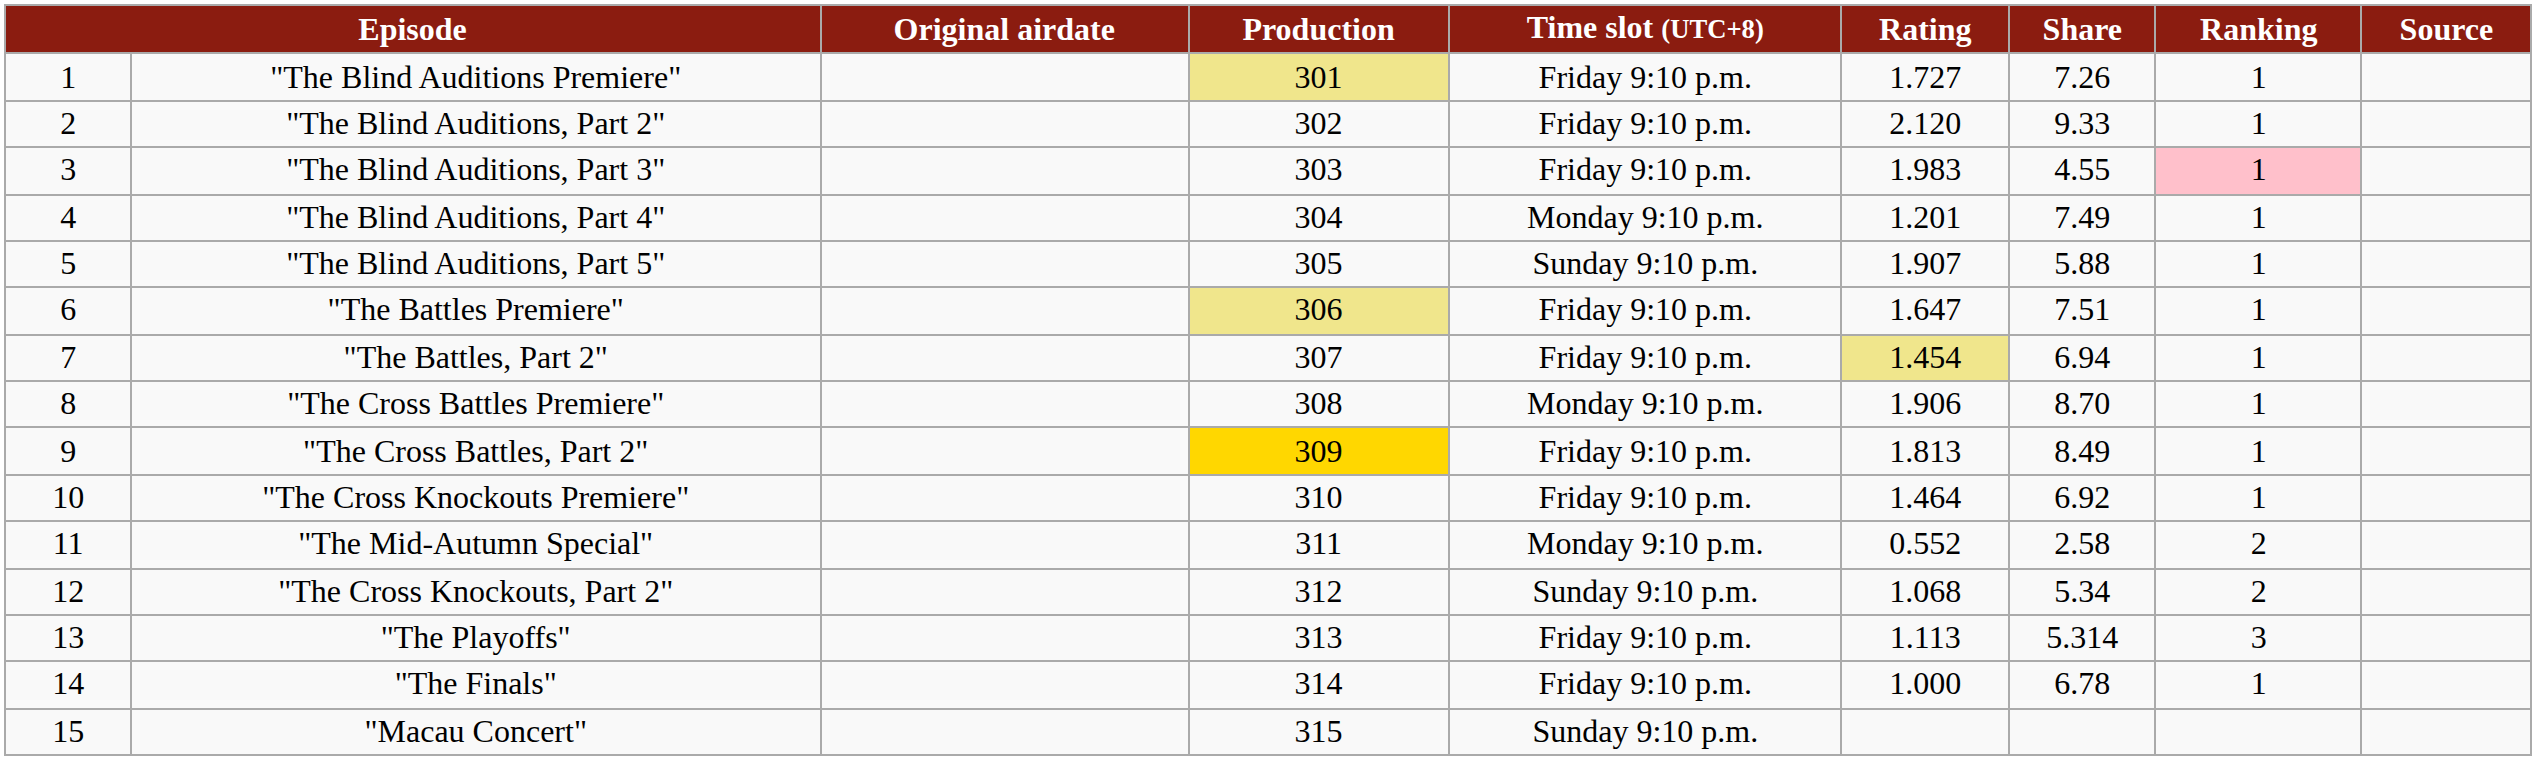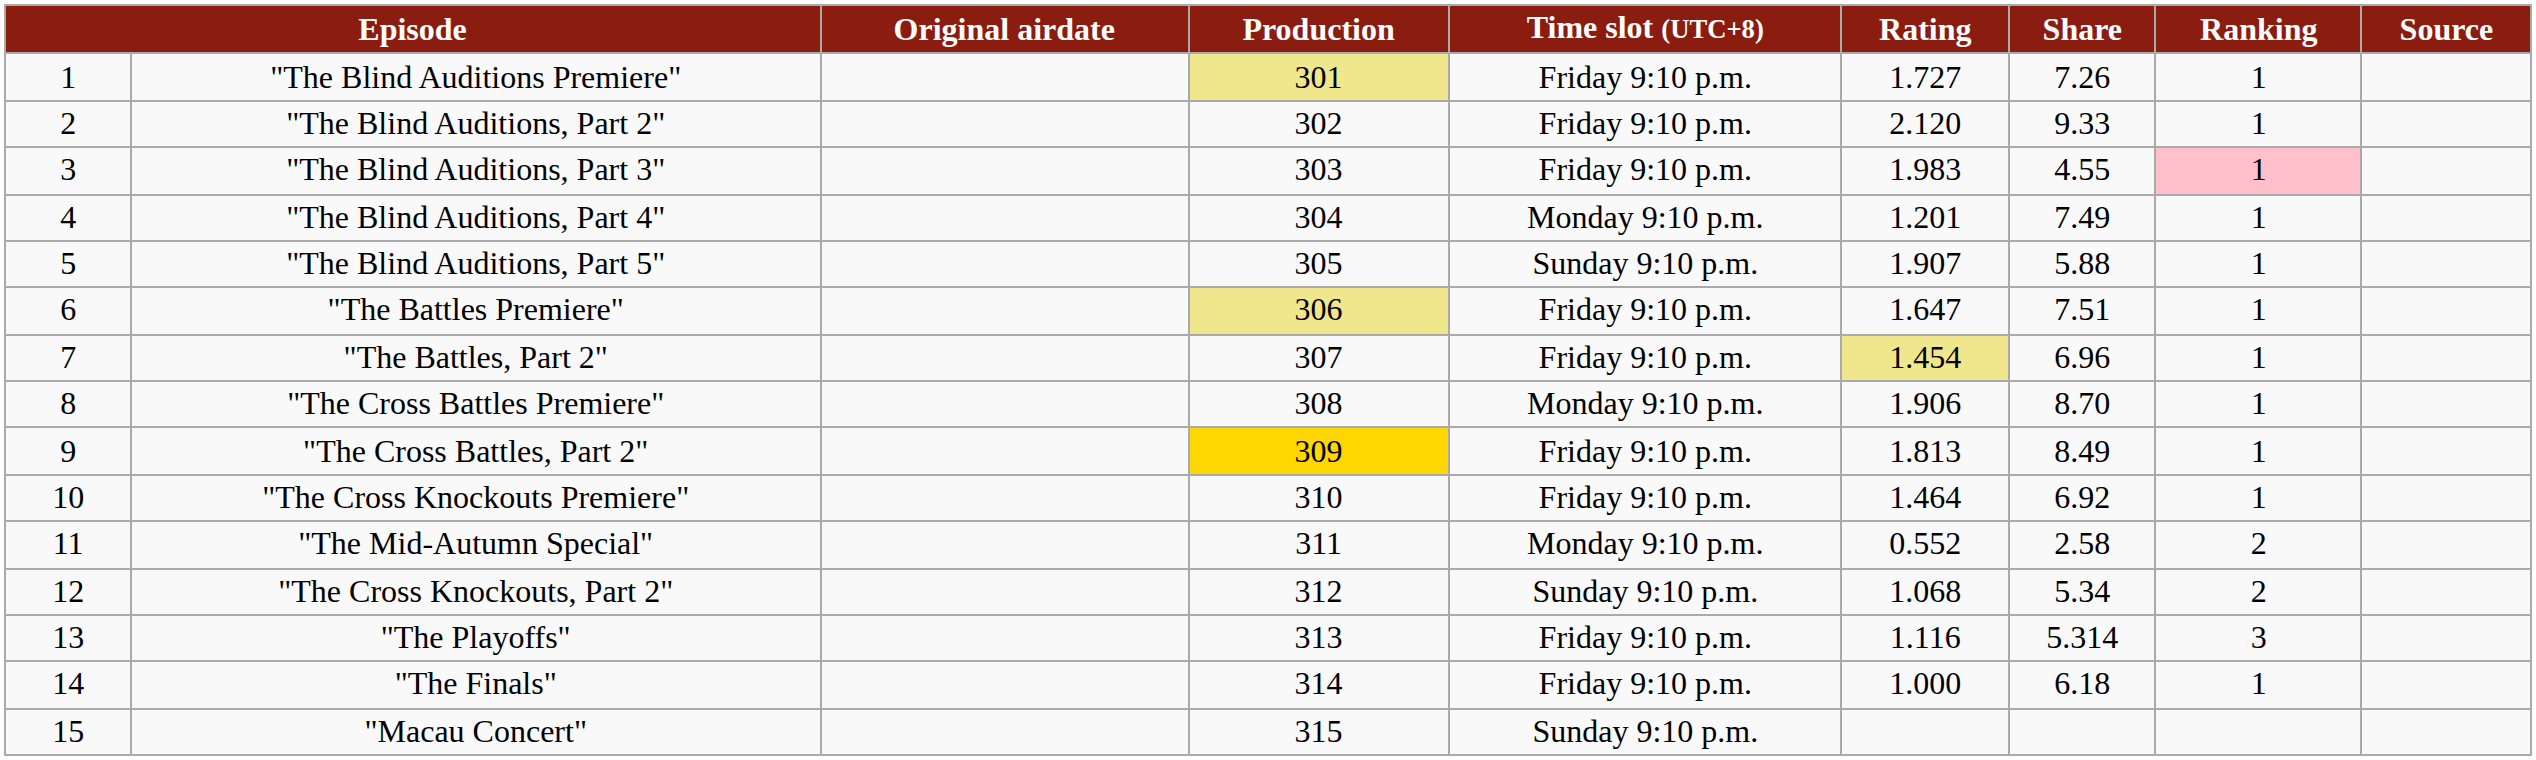(2082, 357) 6.94 -> (2082, 357) 6.96
(1925, 637) 1.113 -> (1925, 637) 1.116
(2082, 684) 6.78 -> (2082, 684) 6.18
